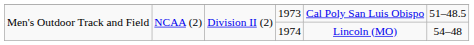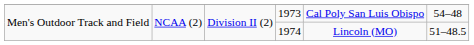(448, 13) 51–48.5 -> (448, 13) 54–48
(448, 31) 54–48 -> (448, 31) 51–48.5
